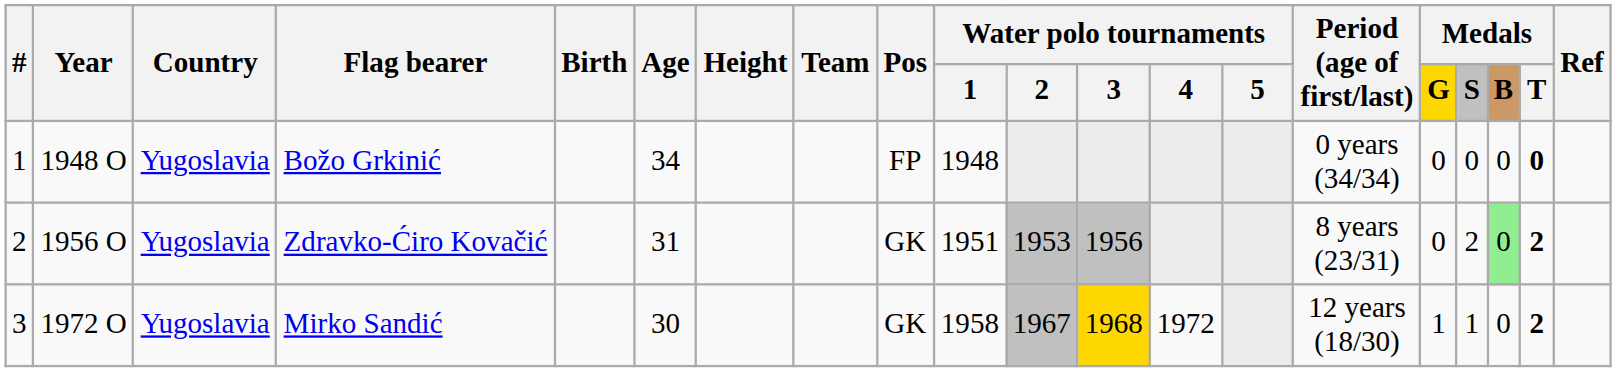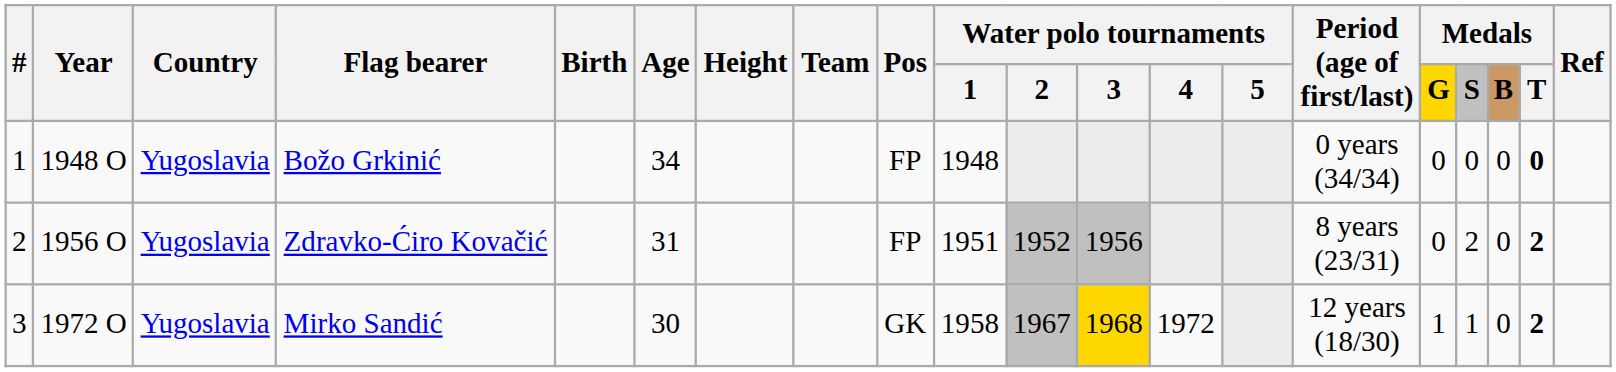(905, 243) GK -> (905, 243) FP
(1042, 243) 1953 -> (1042, 243) 1952
(1503, 243) lightgreen background -> (1503, 243) no background
